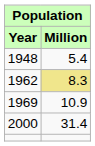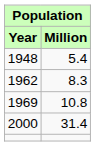(78, 80) khaki background -> (78, 80) no background
(74, 102) 10.9 -> (74, 102) 10.8
